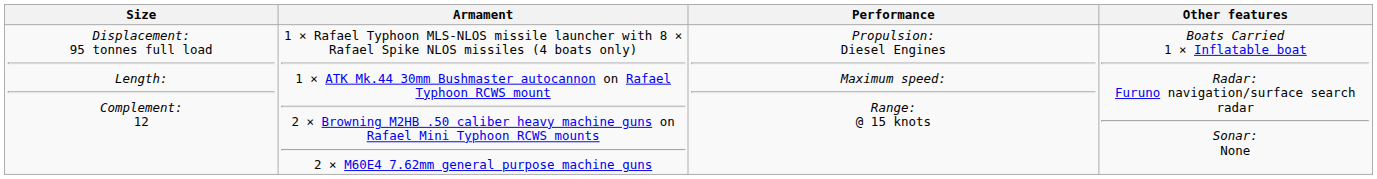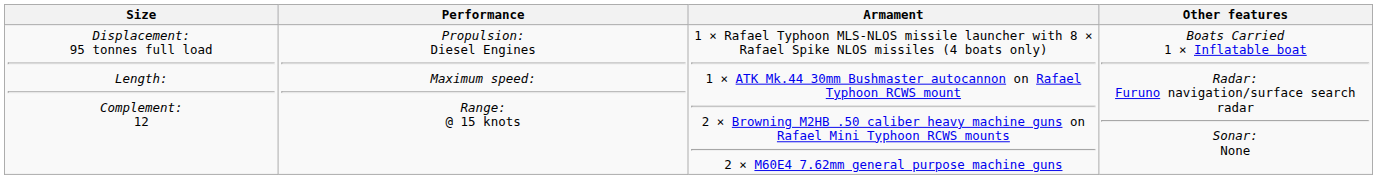columns swapped: (893, 15) <-> (483, 15)
